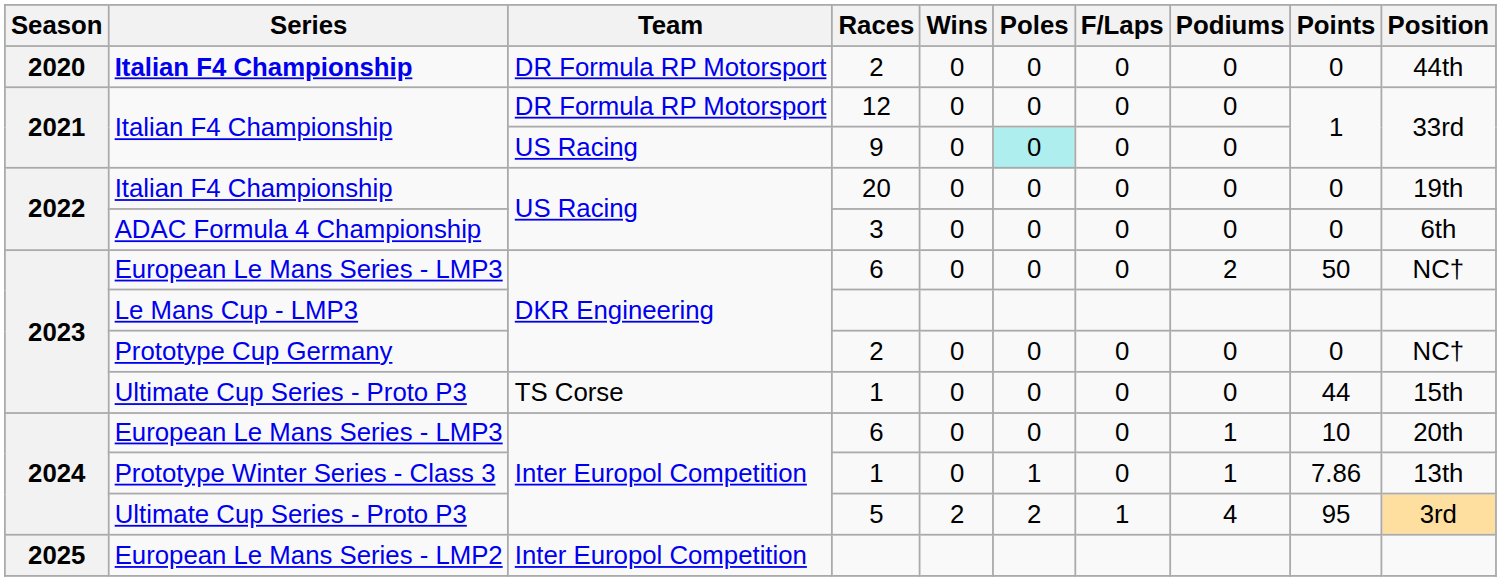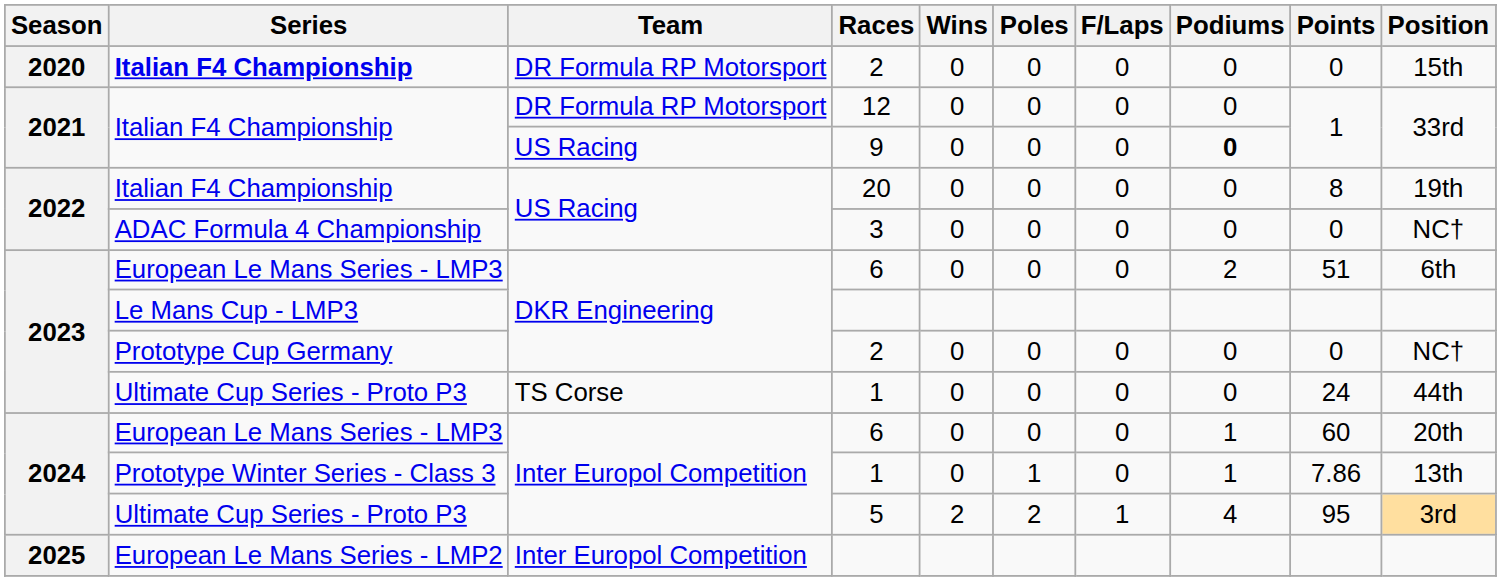(1438, 66) 44th -> (1438, 66) 15th
(1034, 148) paleturquoise background -> (1034, 148) no background
(1230, 148) normal -> (1230, 148) bold
(1336, 189) 0 -> (1336, 189) 8
(1438, 229) 6th -> (1438, 229) NC†
(1336, 270) 50 -> (1336, 270) 51
(1438, 270) NC† -> (1438, 270) 6th
(1336, 392) 44 -> (1336, 392) 24
(1438, 392) 15th -> (1438, 392) 44th
(1336, 433) 10 -> (1336, 433) 60
